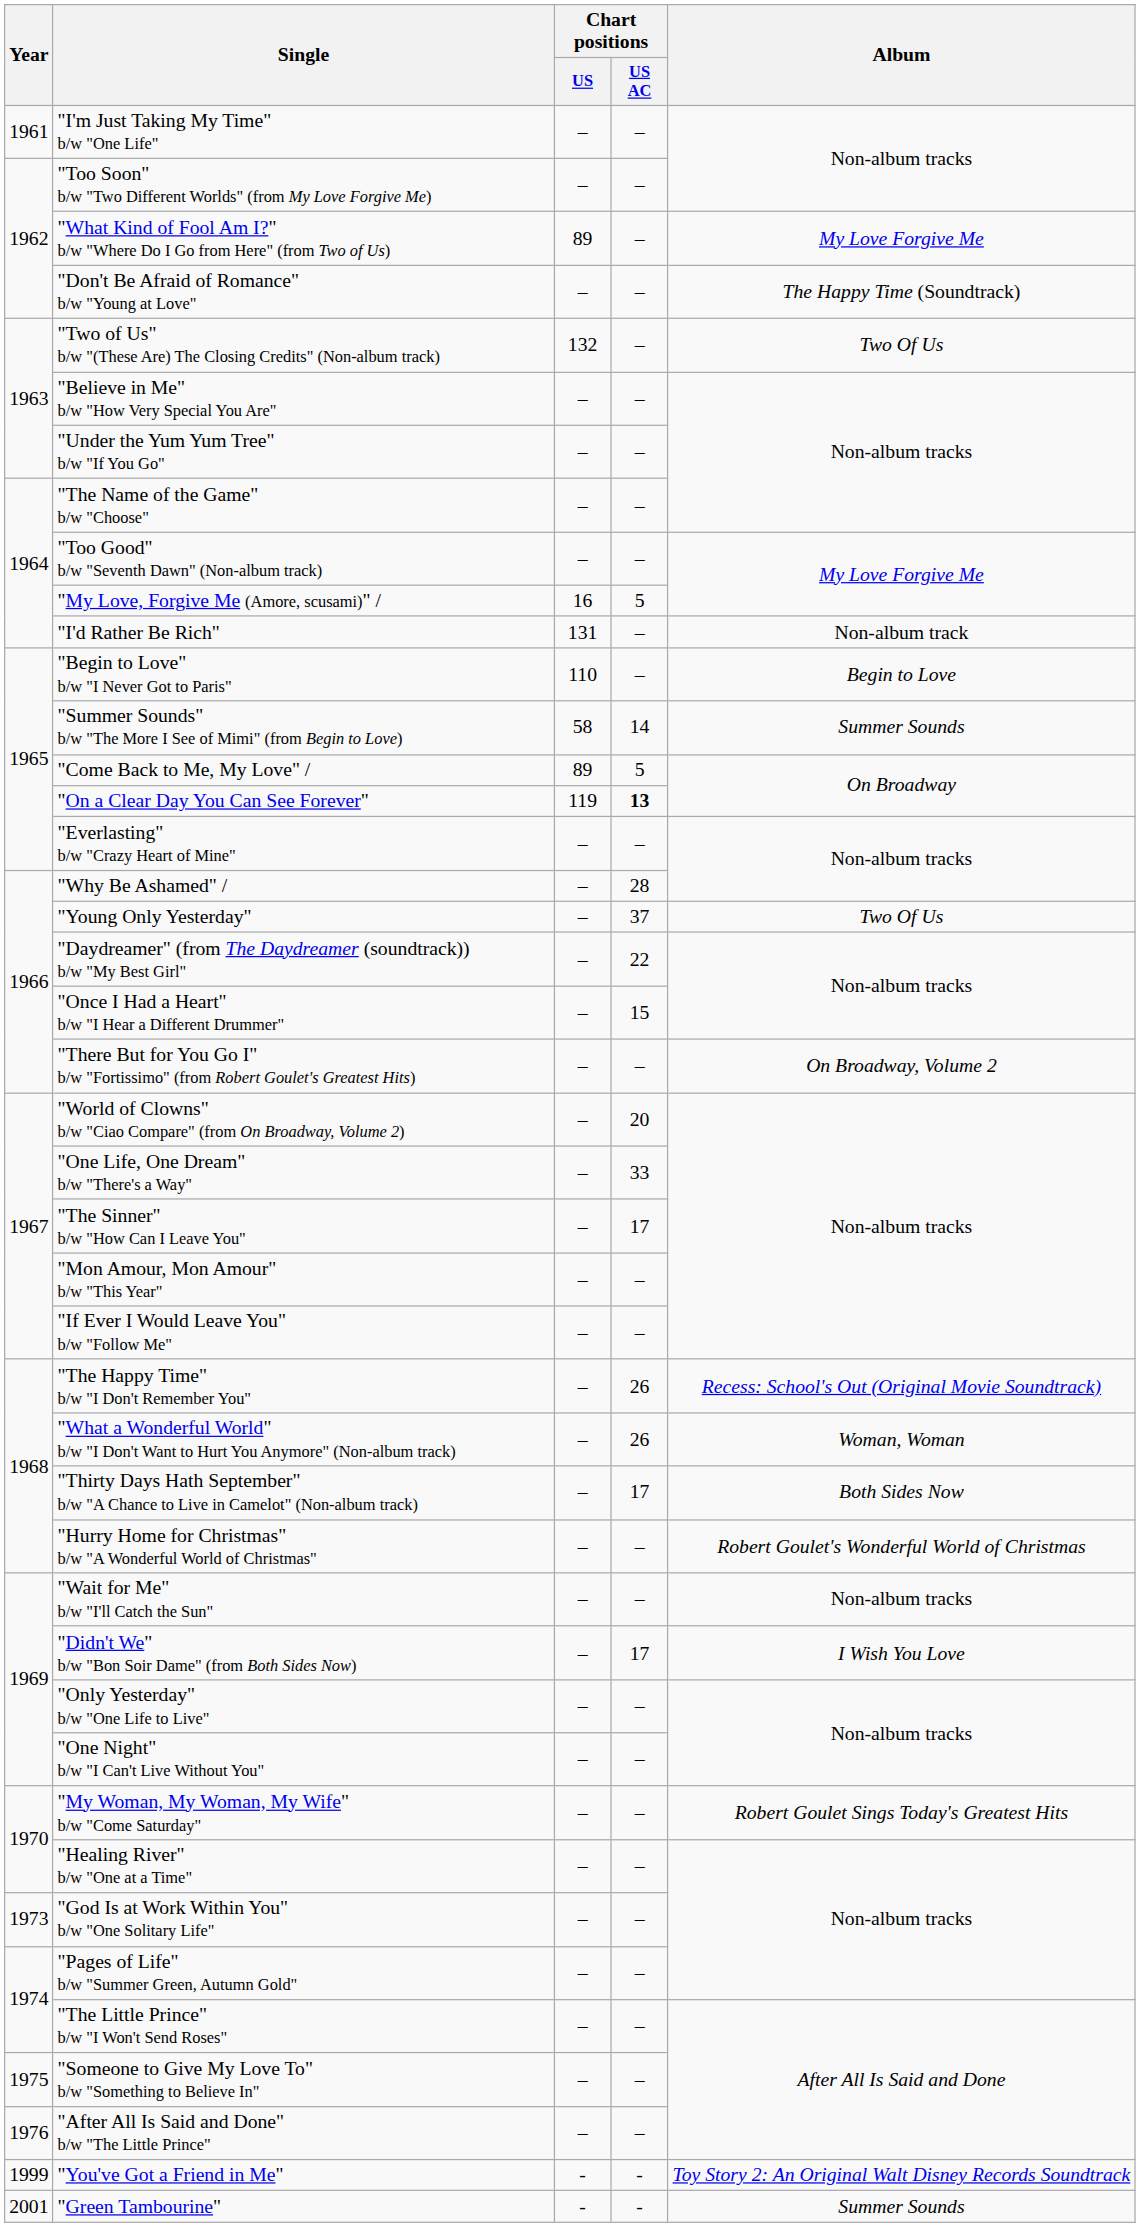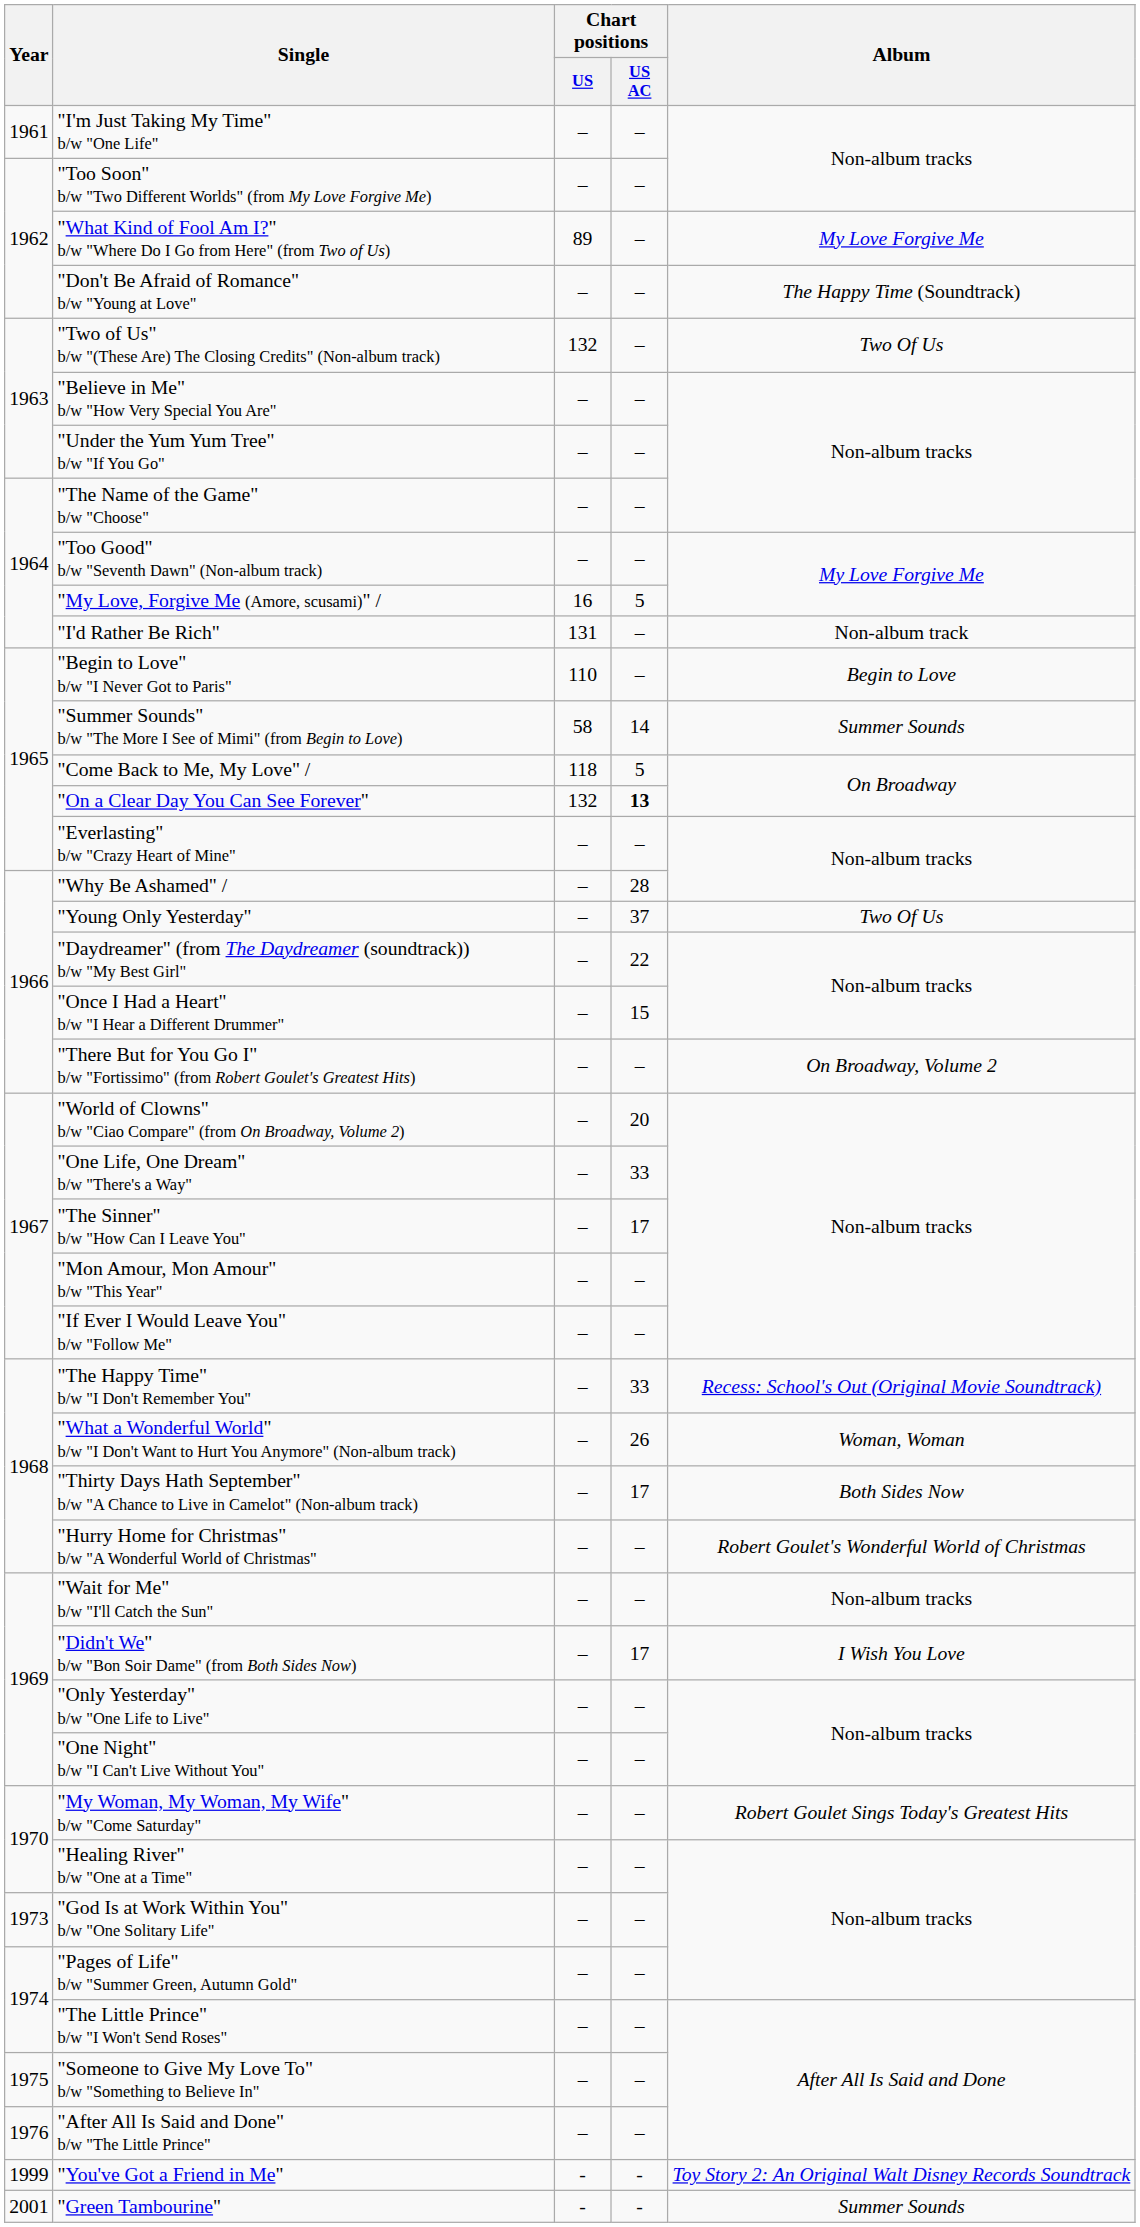(583, 769) 89 -> (583, 769) 118
(583, 801) 119 -> (583, 801) 132
(640, 1385) 26 -> (640, 1385) 33
